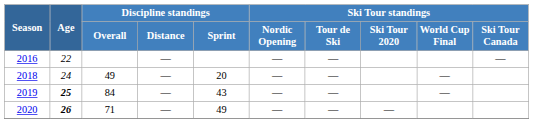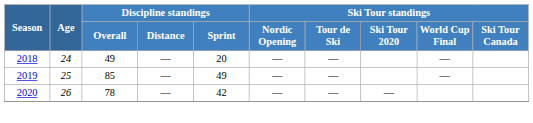- row: (27, 59)
(66, 93) bold -> (66, 76) normal
(110, 93) 84 -> (110, 76) 85
(221, 93) 43 -> (221, 76) 49
(66, 110) bold -> (66, 93) normal
(110, 110) 71 -> (110, 93) 78
(221, 110) 49 -> (221, 93) 42
